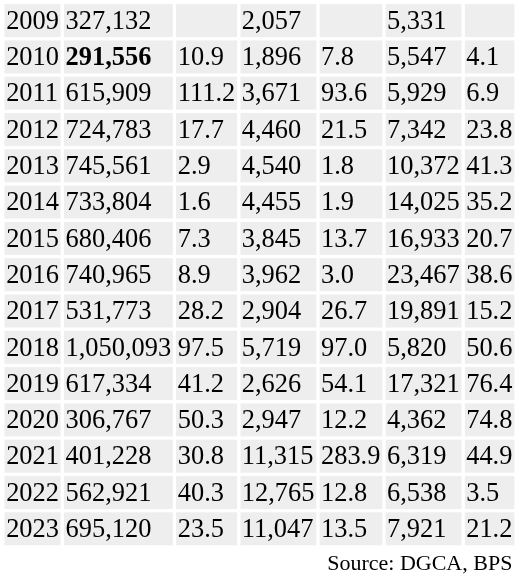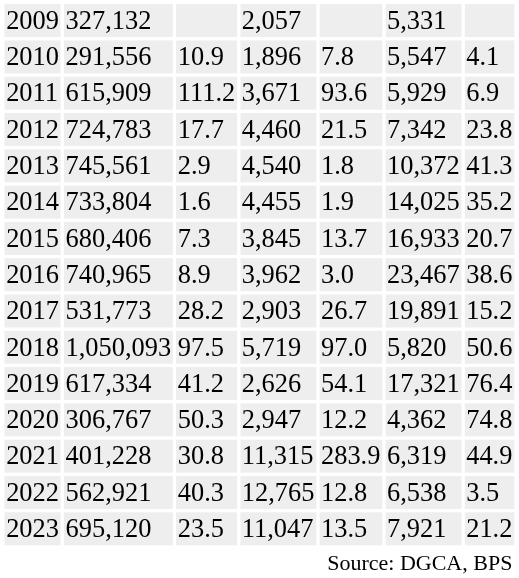(108, 56) bold -> (108, 56) normal
(271, 310) 2,904 -> (271, 310) 2,903
